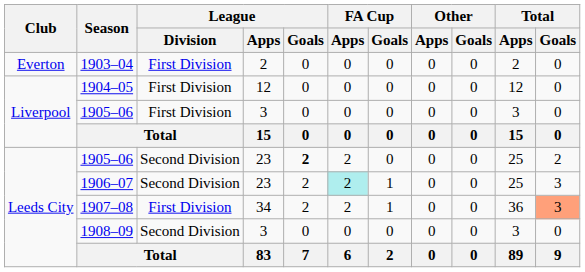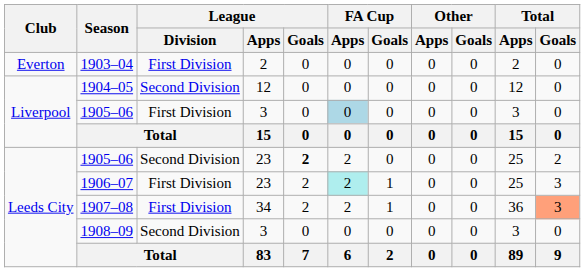(190, 87) First Division -> (190, 87) Second Division
(348, 111) no background -> (348, 111) lightblue background
(190, 183) Second Division -> (190, 183) First Division
